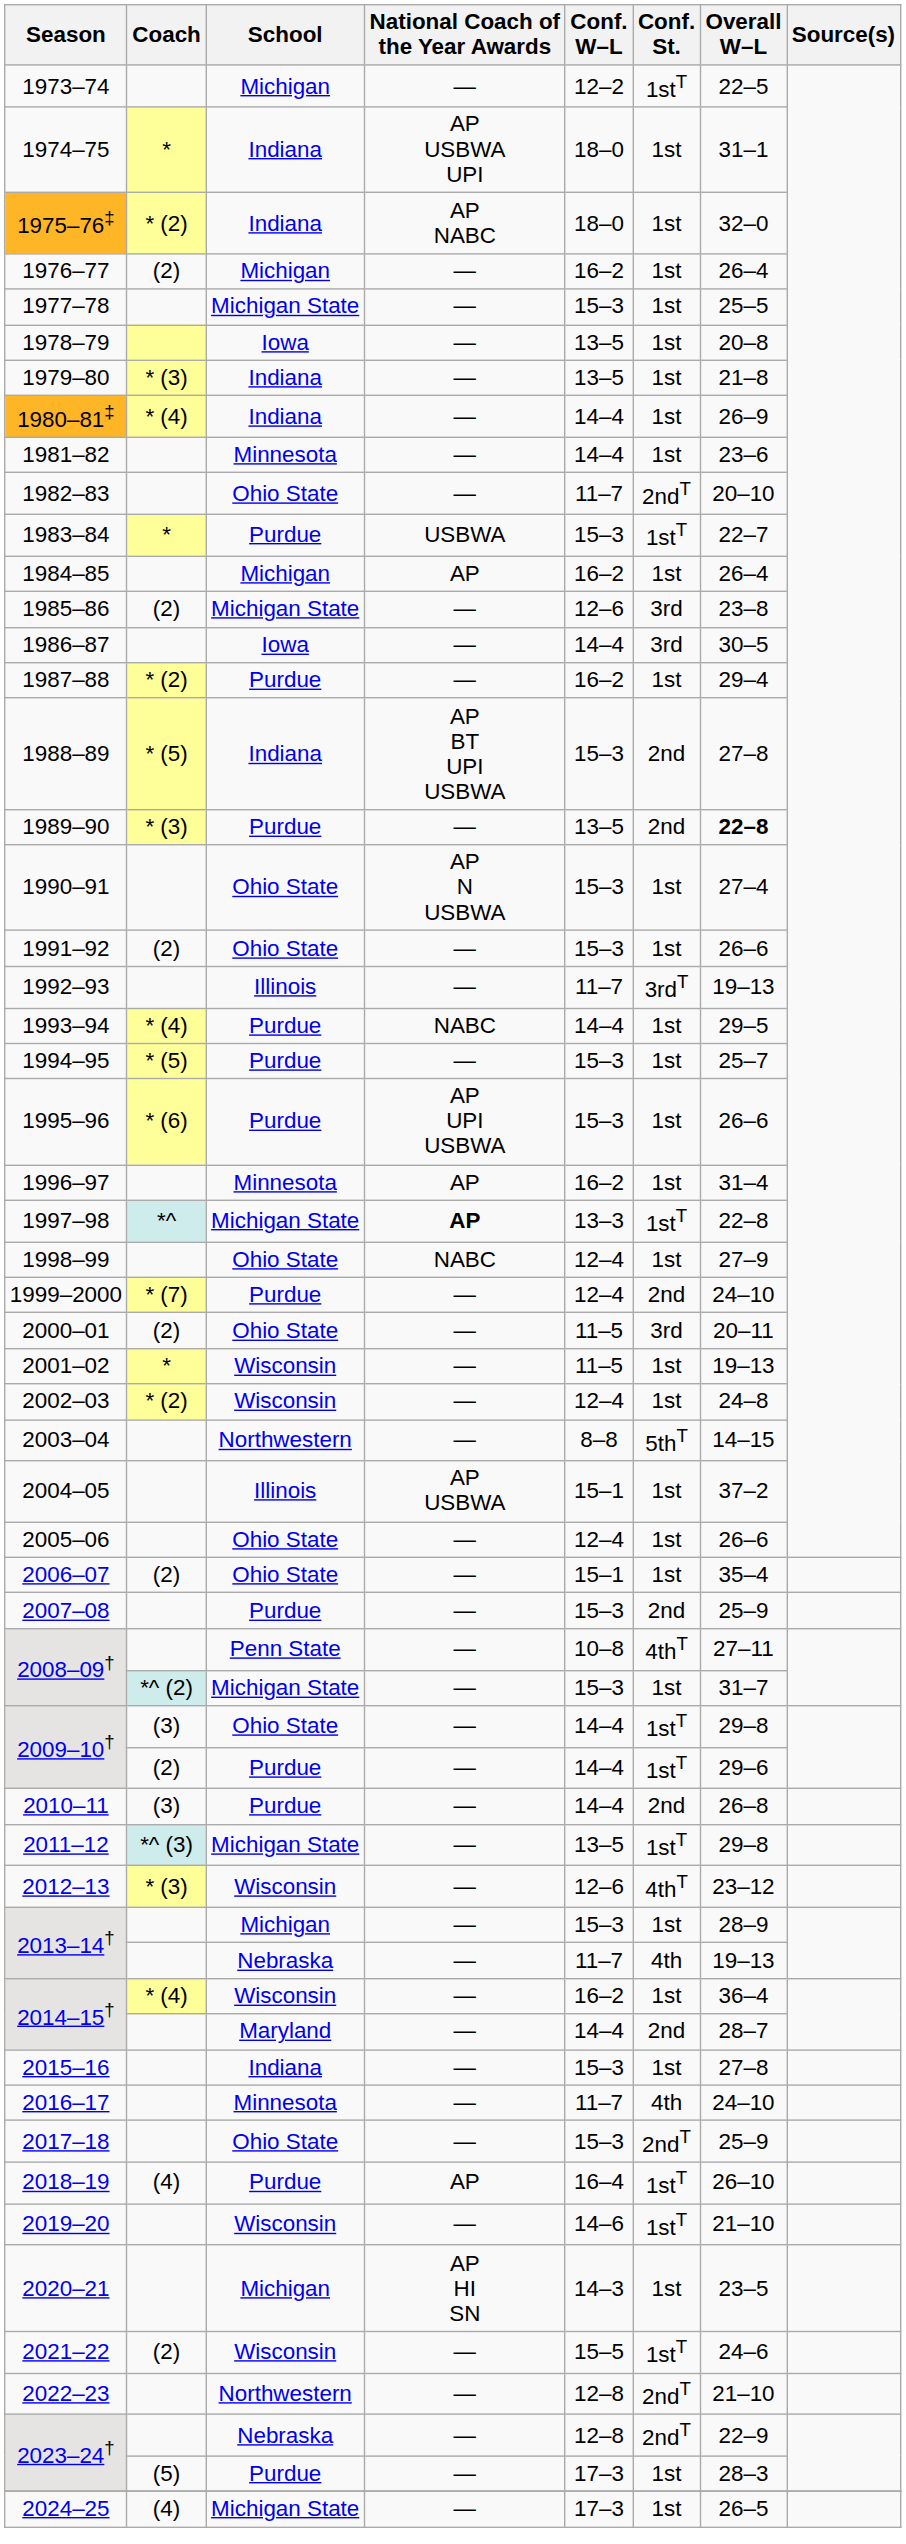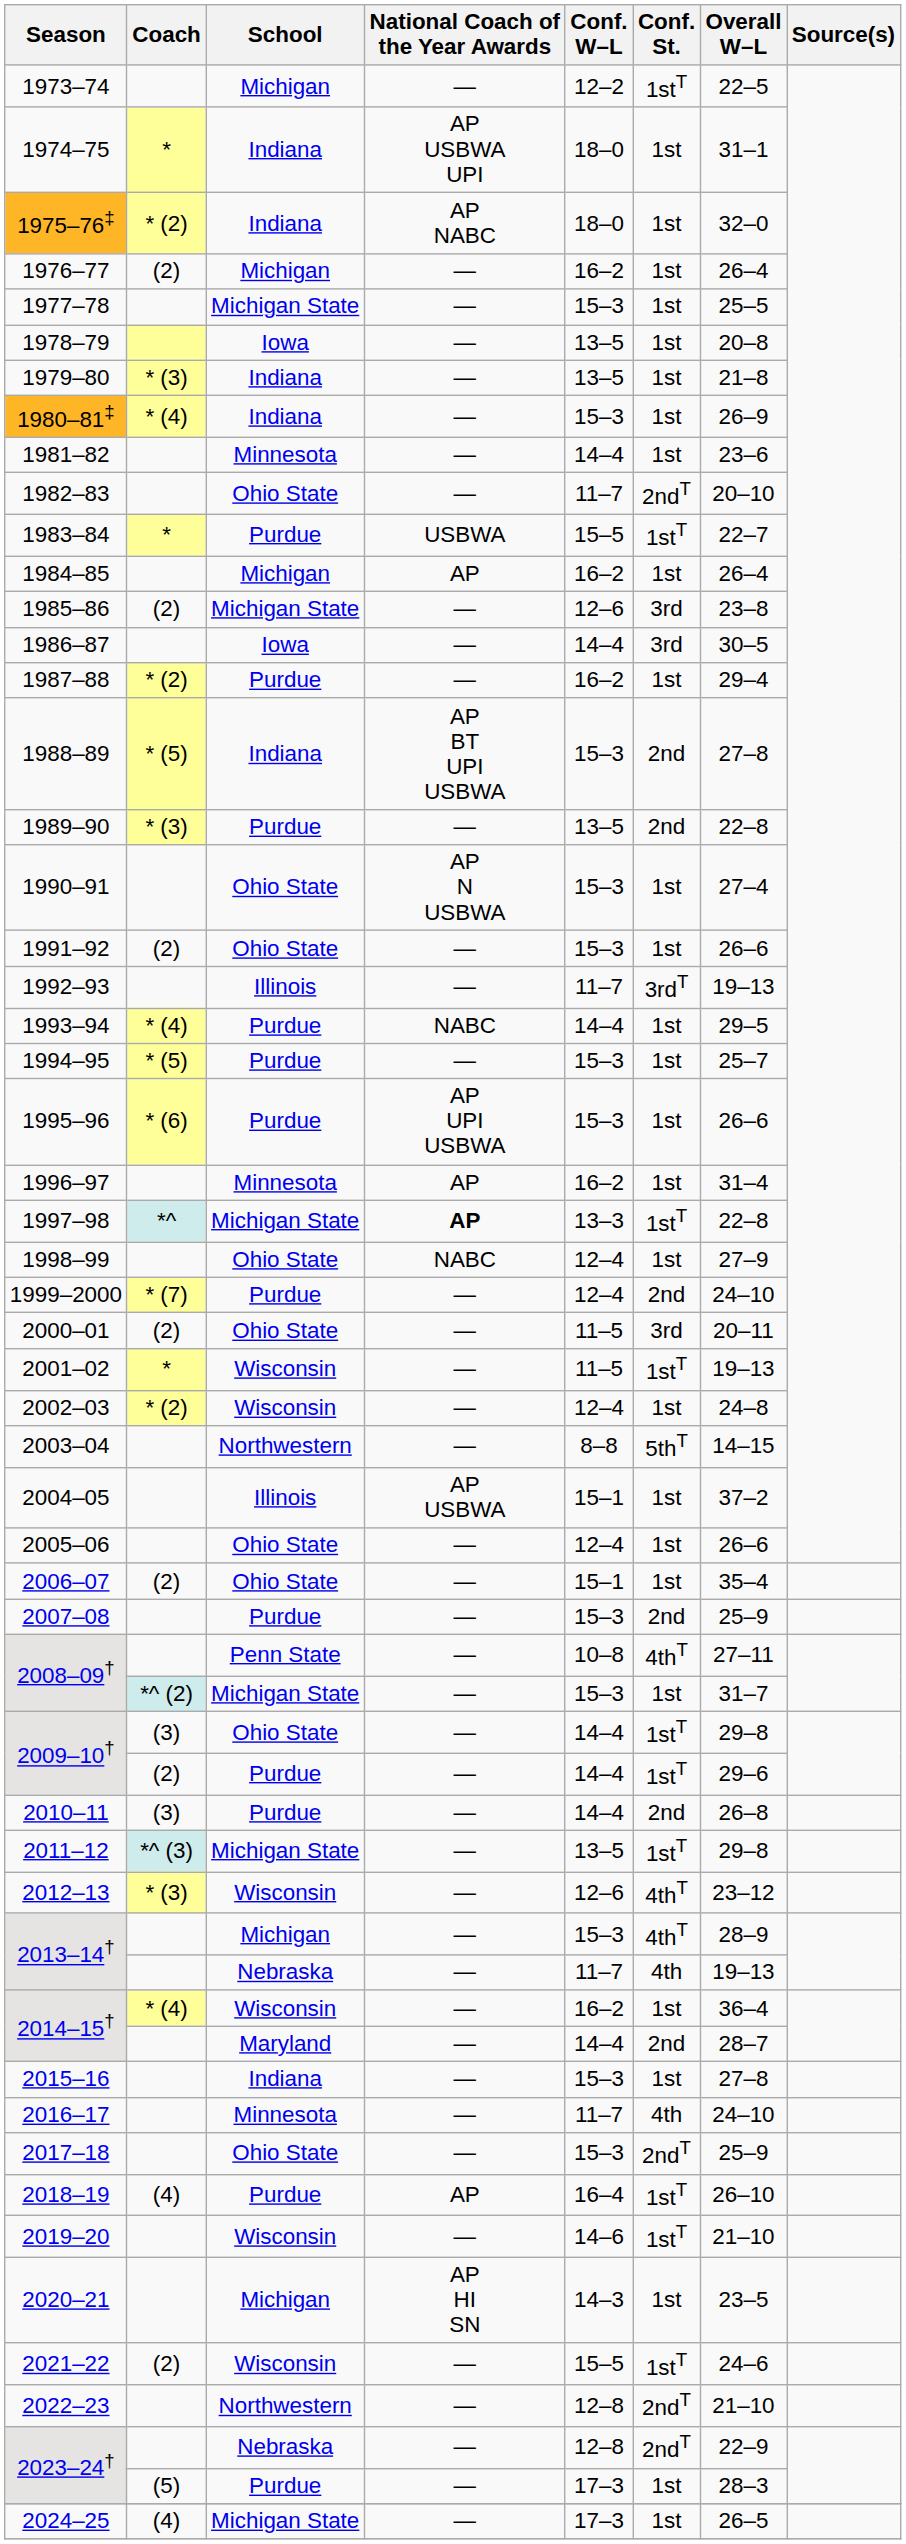(599, 416) 14–4 -> (599, 416) 15–3
(599, 535) 15–3 -> (599, 535) 15–5
(743, 826) bold -> (743, 826) normal
(667, 1366) 1st -> (667, 1369) 1stT
(667, 1924) 1st -> (667, 1934) 4thT
